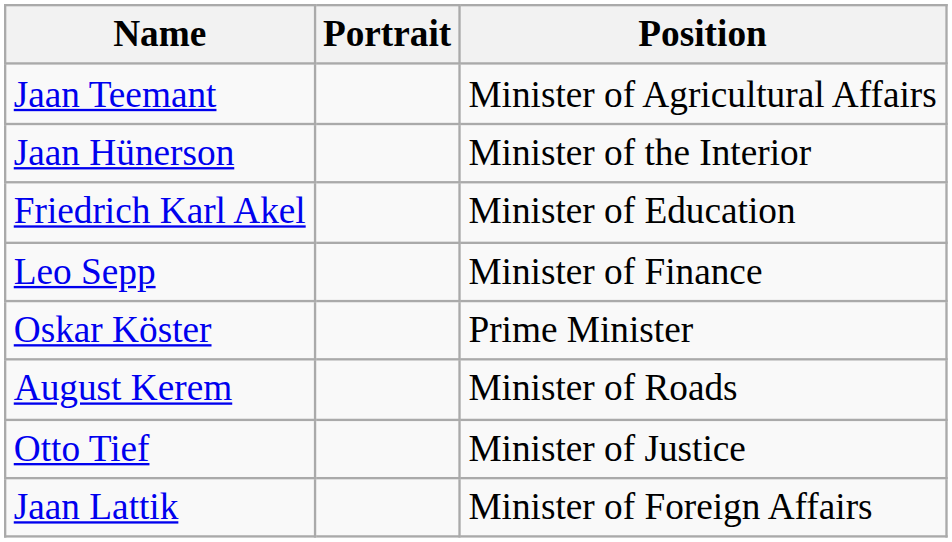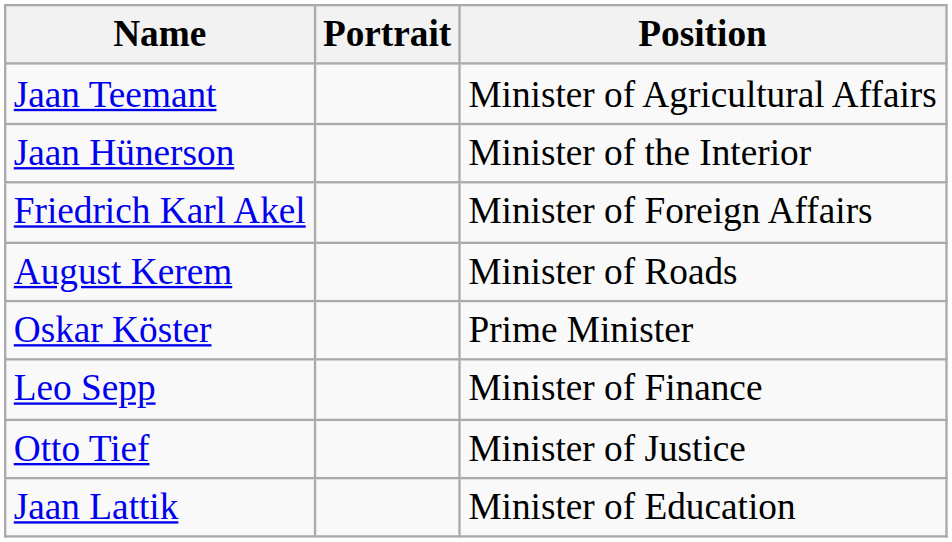(632, 211) Minister of Education -> (670, 211) Minister of Foreign Affairs
rows swapped: (85, 270) <-> (123, 388)
(670, 507) Minister of Foreign Affairs -> (632, 507) Minister of Education
